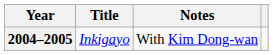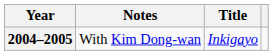columns swapped: (104, 15) <-> (197, 15)
